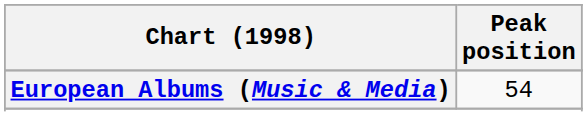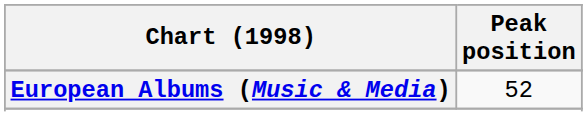(519, 90) 54 -> (519, 90) 52
